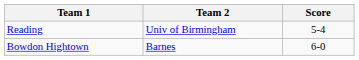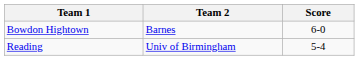rows swapped: (25, 30) <-> (48, 47)
